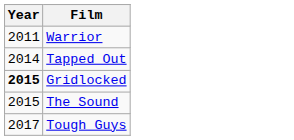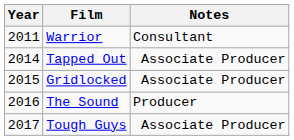+ column: (209, 15)
(24, 81) bold -> (24, 81) normal
(24, 103) 2015 -> (24, 103) 2016
